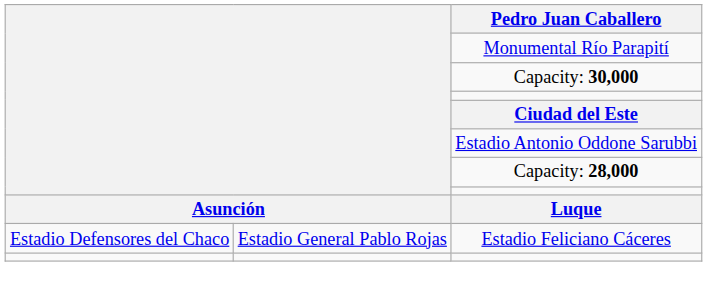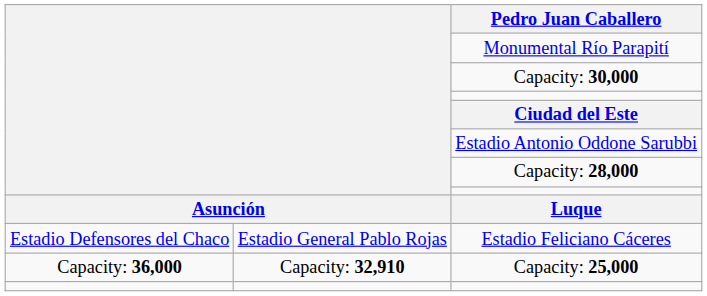+ row: (120, 267)
